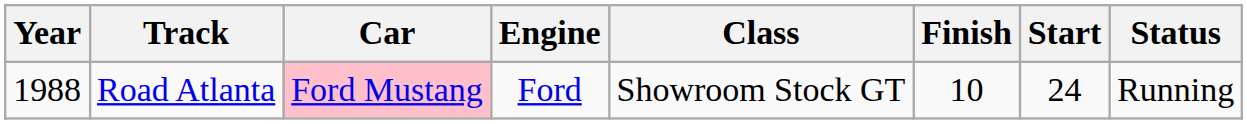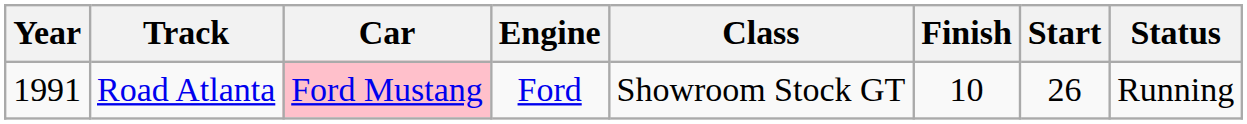(47, 88) 1988 -> (47, 88) 1991
(1065, 88) 24 -> (1065, 88) 26
